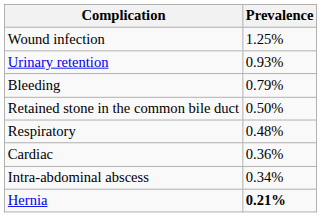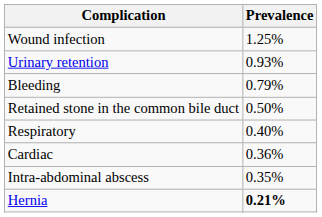(265, 131) 0.48% -> (265, 131) 0.40%
(265, 177) 0.34% -> (265, 177) 0.35%
